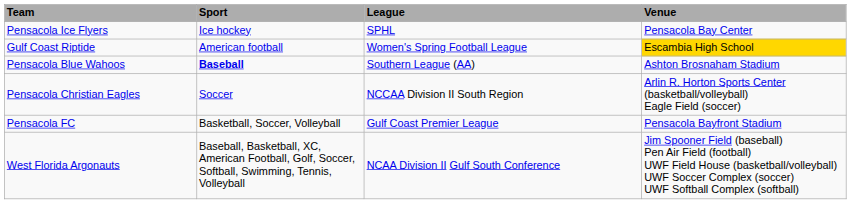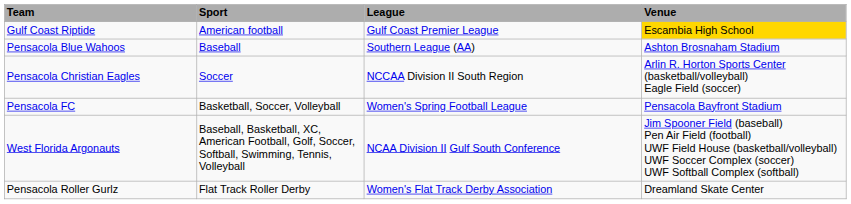- row: (57, 30)
(447, 47) Women's Spring Football League -> (433, 30) Gulf Coast Premier League
(221, 64) bold -> (220, 47) normal
(433, 123) Gulf Coast Premier League -> (447, 106) Women's Spring Football League
+ row: (62, 190)
